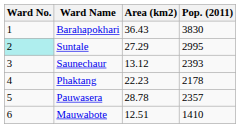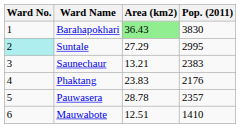(137, 30) no background -> (137, 30) lightgreen background
(137, 64) 13.12 -> (137, 64) 13.21
(193, 64) 2393 -> (193, 64) 2383
(137, 81) 22.23 -> (137, 81) 23.83
(193, 81) 2178 -> (193, 81) 2176
